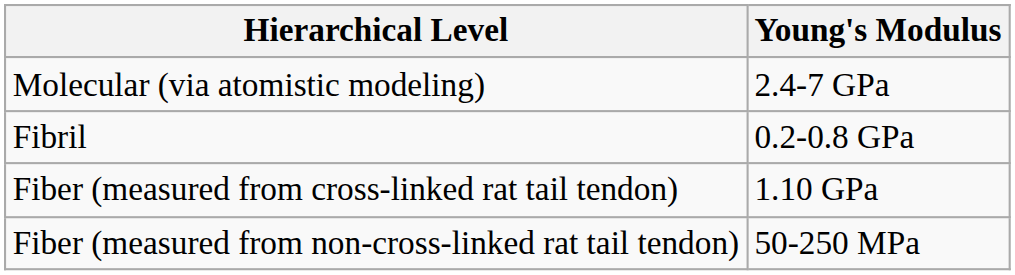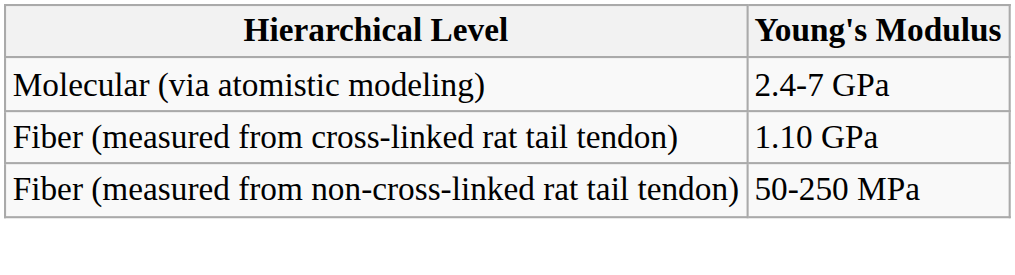- row: (50, 136)
